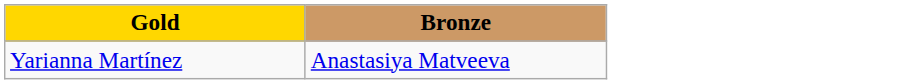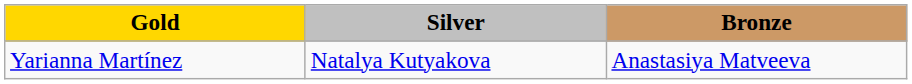+ column: (456, 22)
